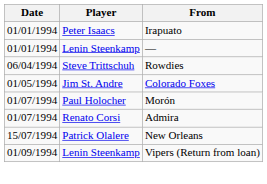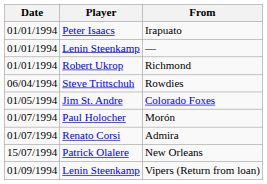+ row: (168, 65)
